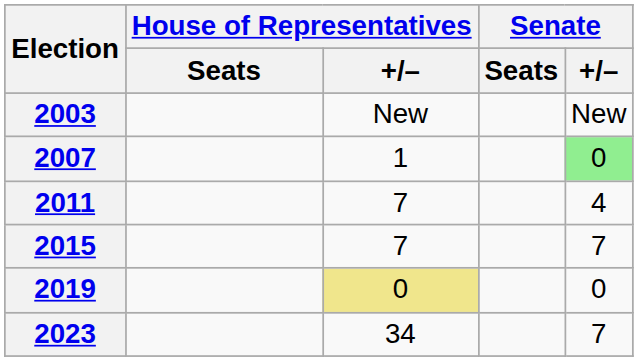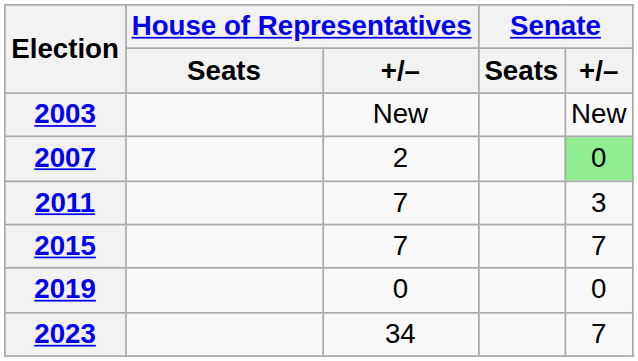(400, 158) 1 -> (400, 158) 2
(599, 202) 4 -> (599, 202) 3
(400, 289) khaki background -> (400, 289) no background
